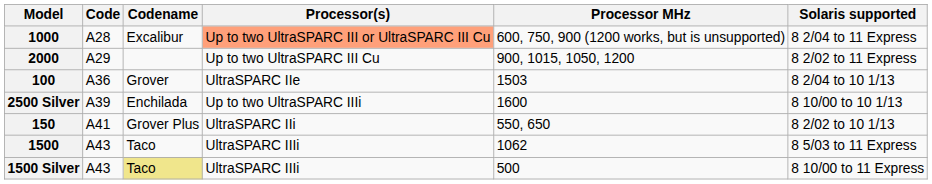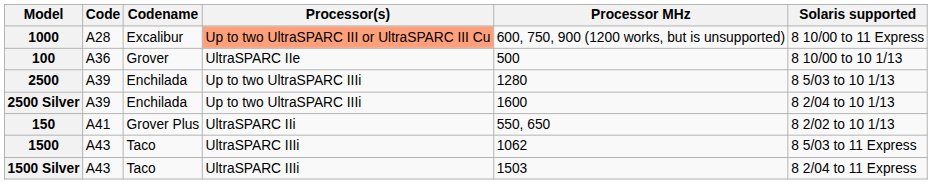(854, 37) 8 2/04 to 11 Express -> (858, 37) 8 10/00 to 11 Express
- row: (44, 59)
(512, 80) 1503 -> (508, 59) 500
(843, 80) 8 2/04 to 10 1/13 -> (847, 59) 8 10/00 to 10 1/13
+ row: (44, 80)
(847, 102) 8 10/00 to 10 1/13 -> (843, 102) 8 2/04 to 10 1/13
(141, 168) khaki background -> (141, 168) no background
(508, 168) 500 -> (512, 168) 1503
(858, 168) 8 10/00 to 11 Express -> (854, 168) 8 2/04 to 11 Express
